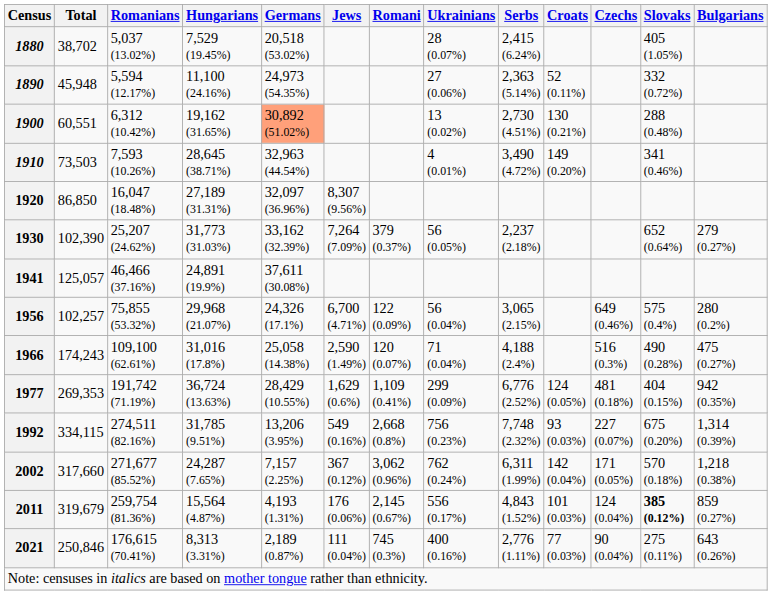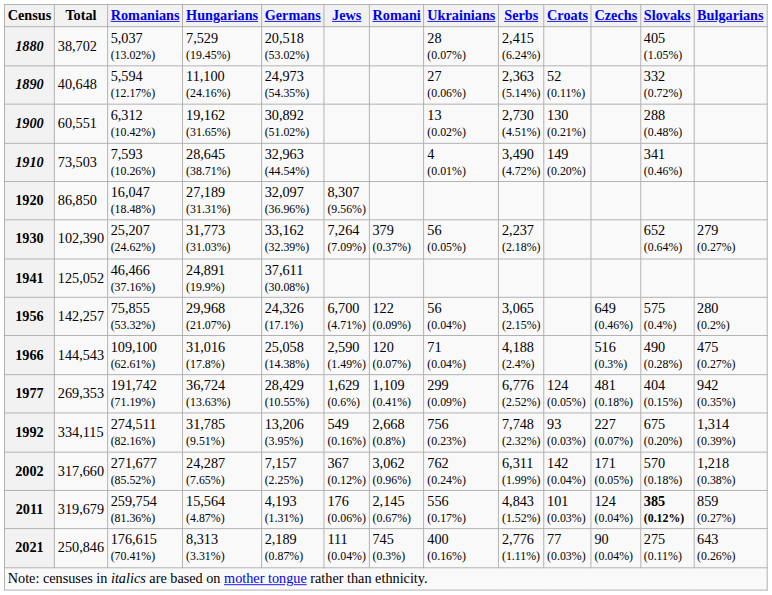(77, 84) 45,948 -> (77, 84) 40,648
(287, 123) lightsalmon background -> (287, 123) no background
(81, 278) 125,057 -> (81, 278) 125,052
(81, 316) 102,257 -> (81, 316) 142,257
(81, 355) 174,243 -> (81, 355) 144,543
